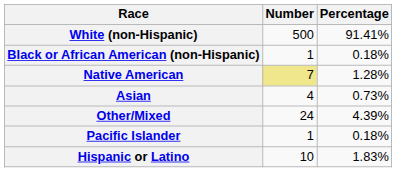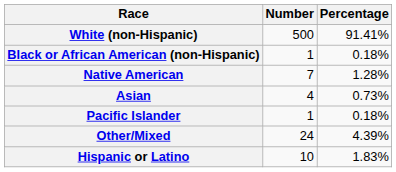(310, 75) khaki background -> (310, 75) no background
rows swapped: (133, 136) <-> (133, 116)
